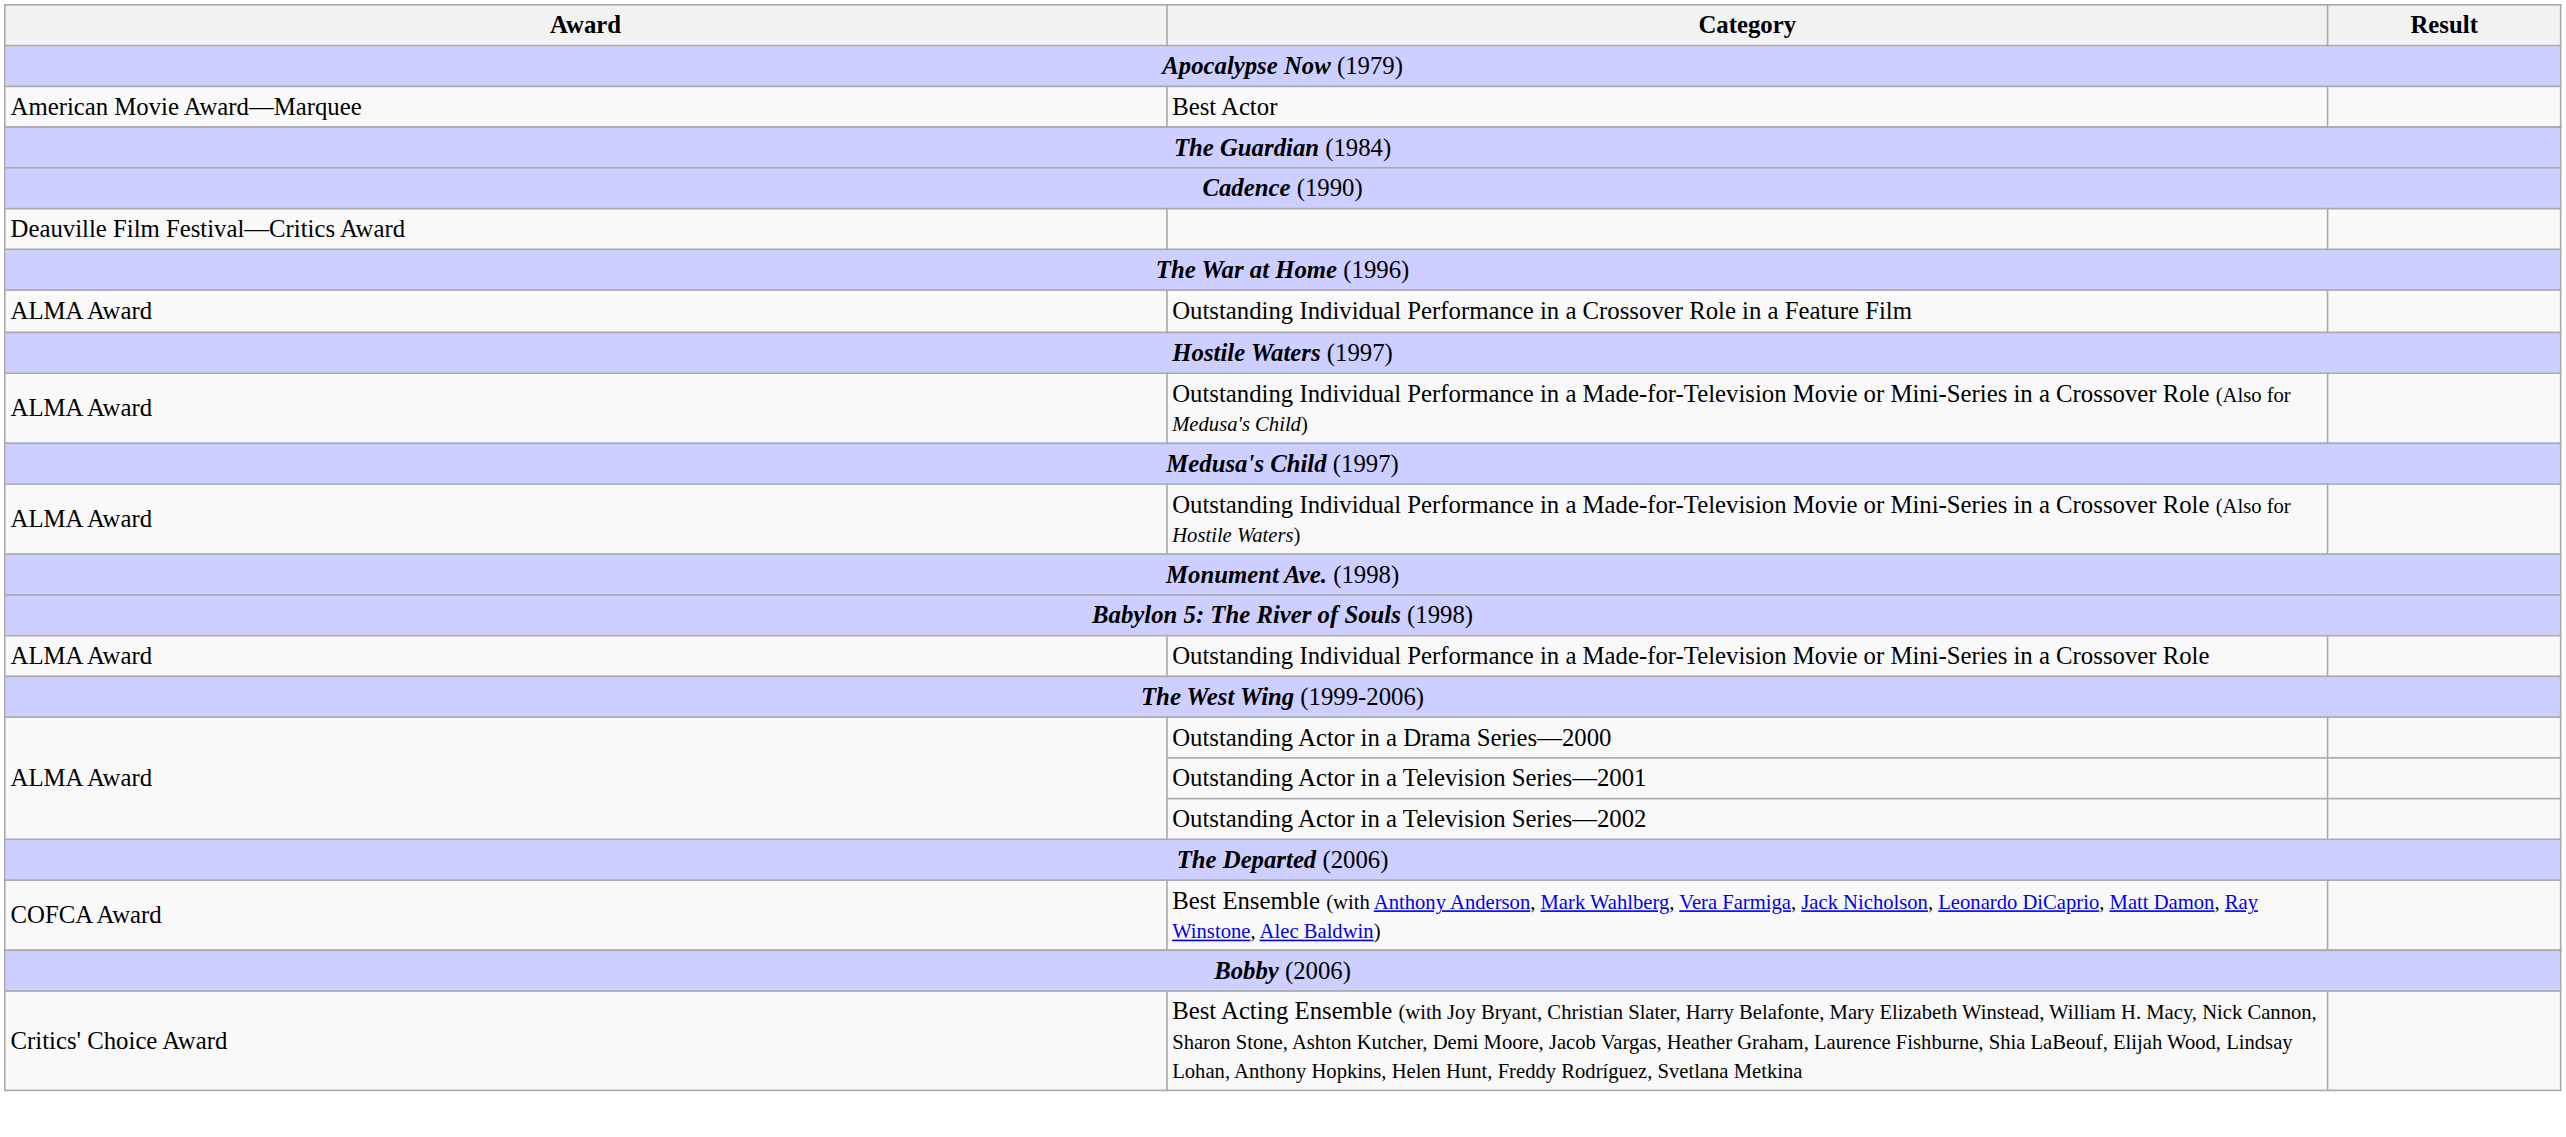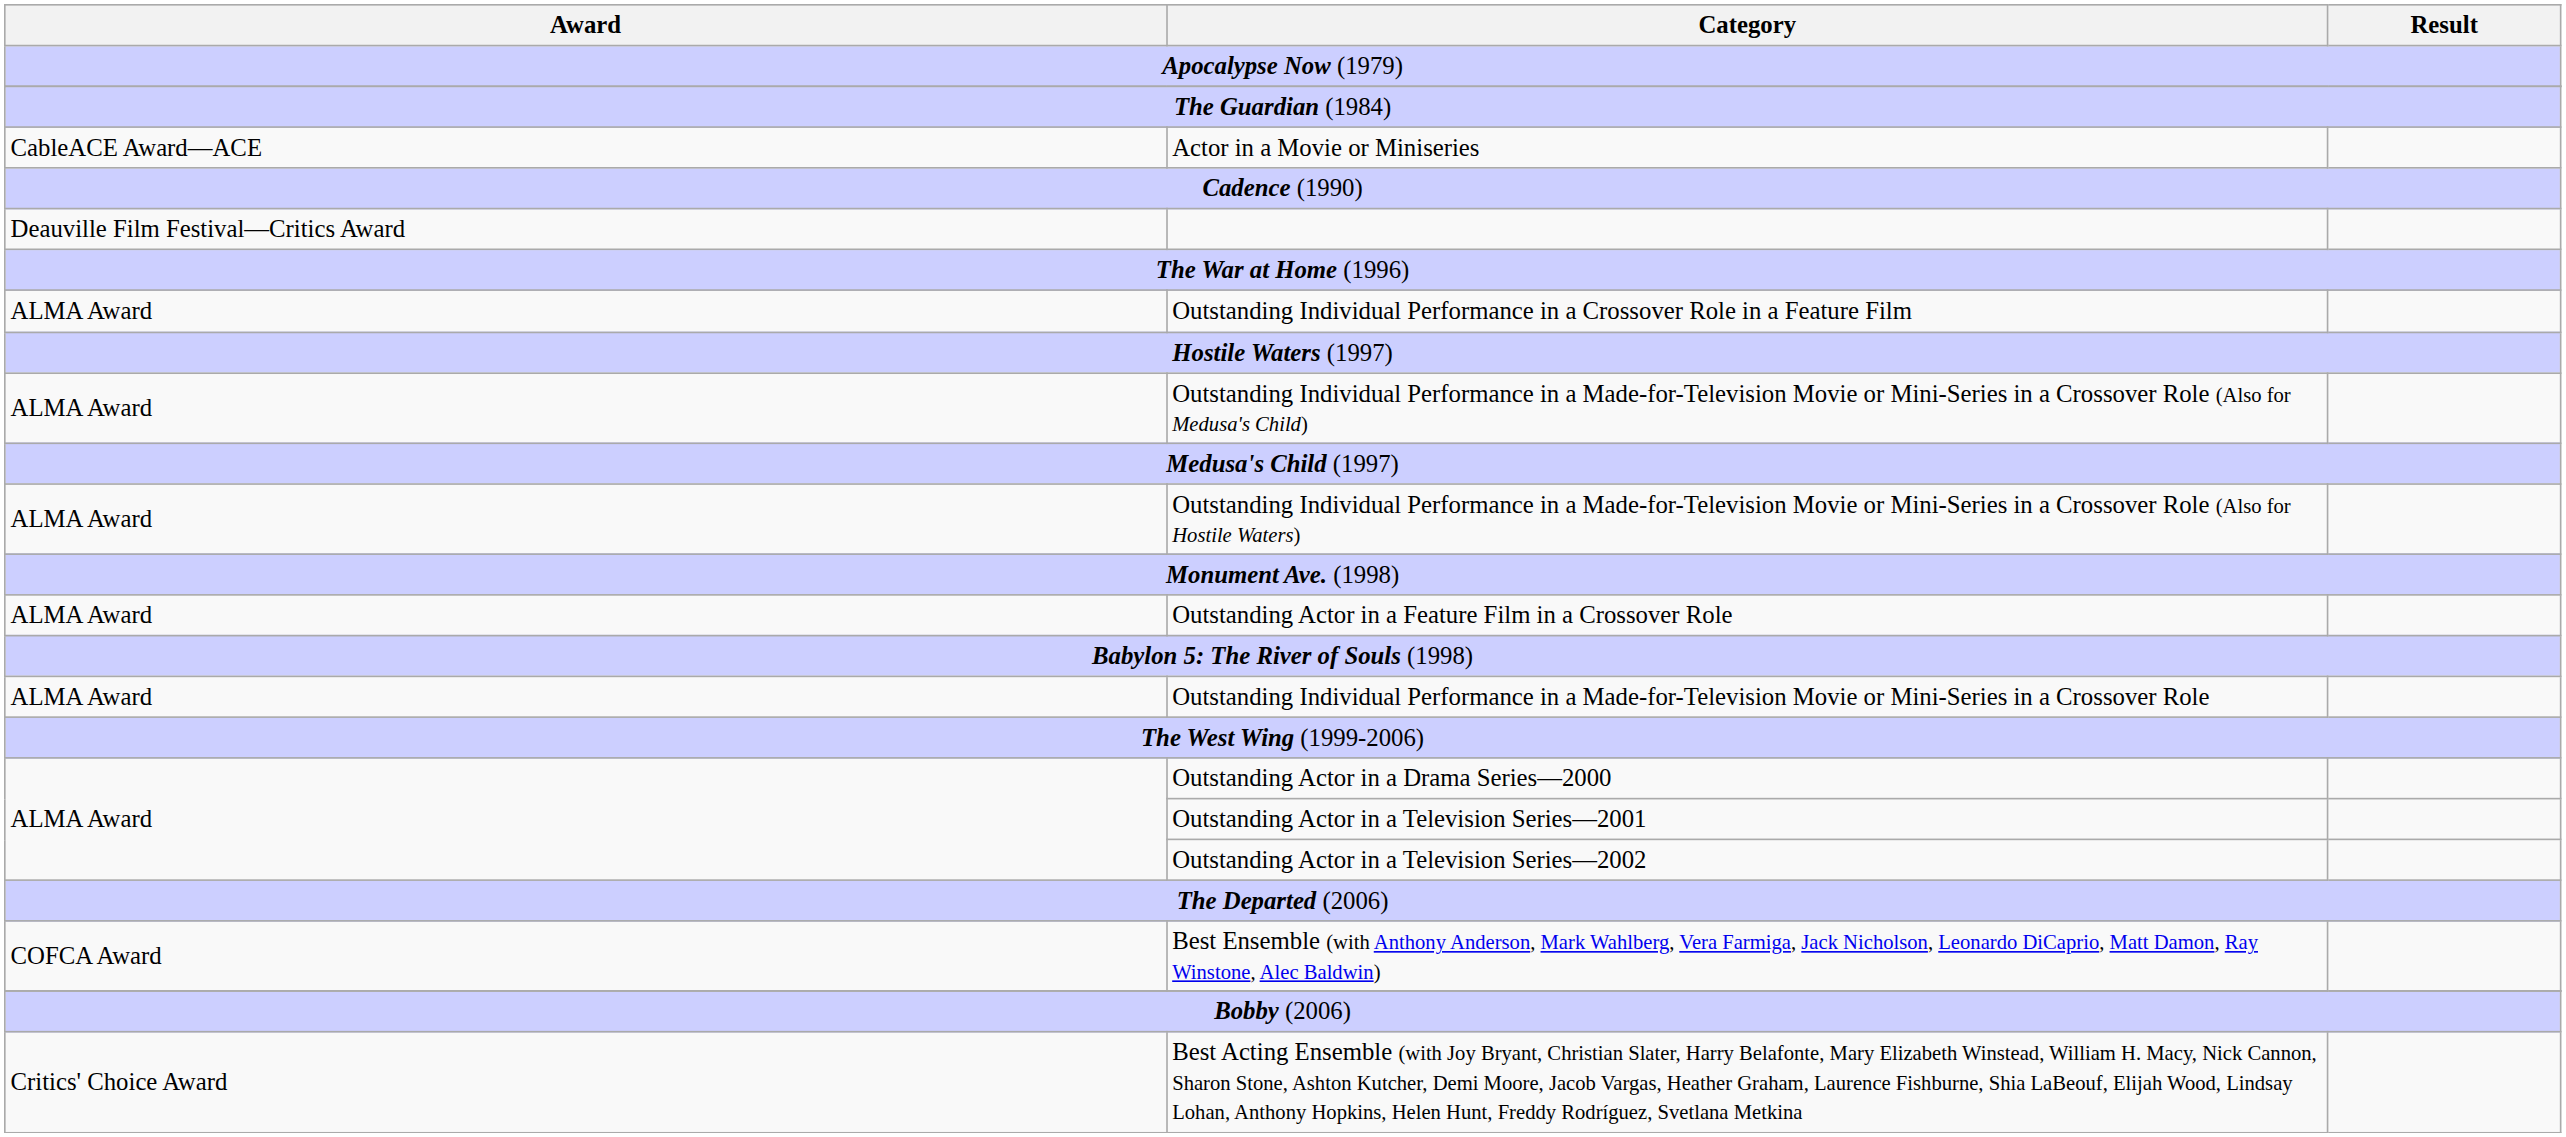- row: (186, 106)
+ row: (136, 147)
+ row: (81, 614)
